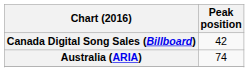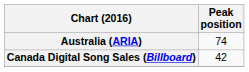rows swapped: (101, 58) <-> (101, 41)
